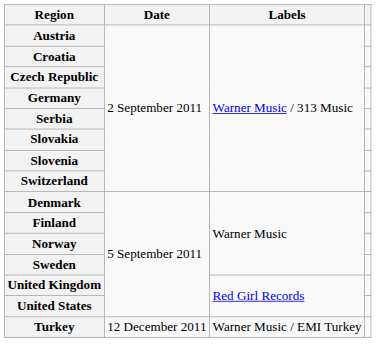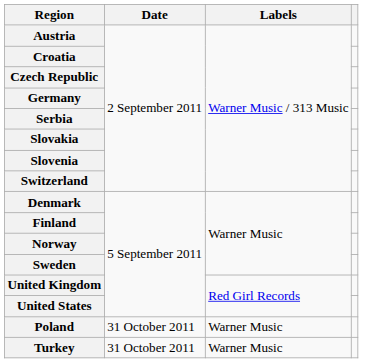+ row: (54, 327)
(157, 327) 12 December 2011 -> (151, 347) 31 October 2011
(287, 327) Warner Music / EMI Turkey -> (245, 347) Warner Music
